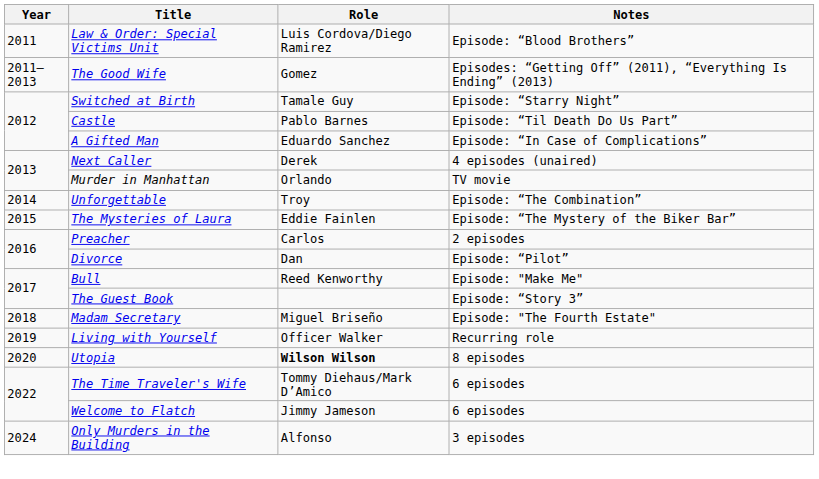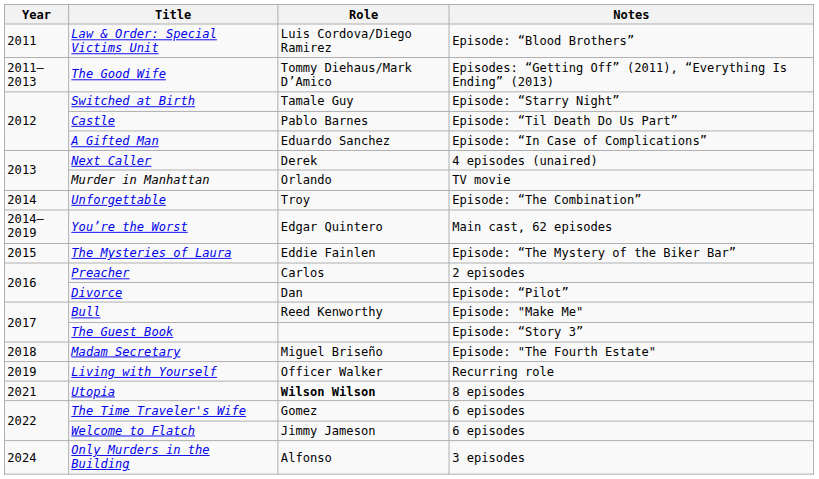(299, 75) Gomez -> (346, 75) Tommy Diehaus/Mark D’Amico
+ row: (130, 227)
(22, 357) 2020 -> (22, 391) 2021
(346, 384) Tommy Diehaus/Mark D’Amico -> (299, 411) Gomez
